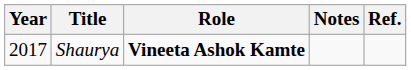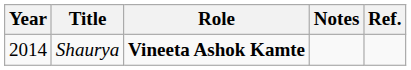(28, 49) 2017 -> (28, 49) 2014
